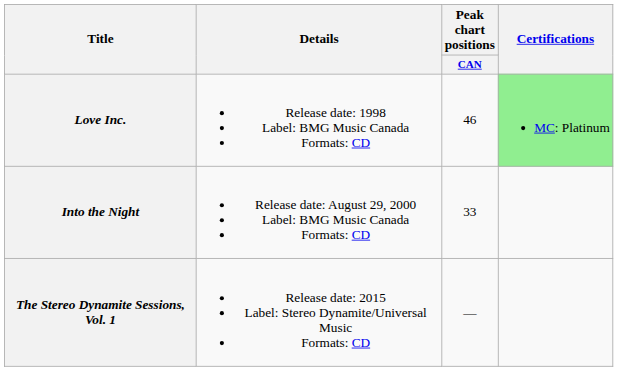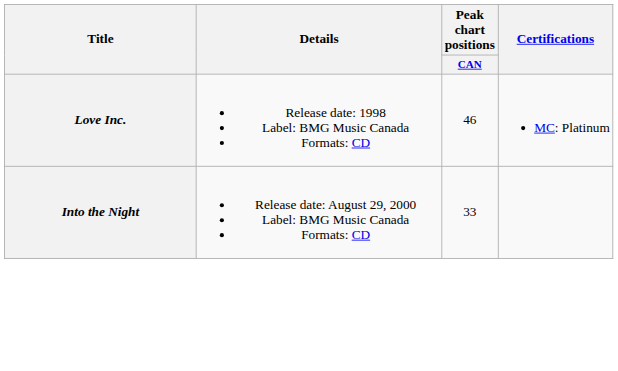(555, 128) lightgreen background -> (555, 128) no background
- row: (100, 312)
